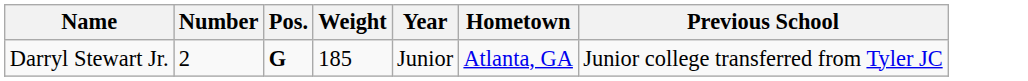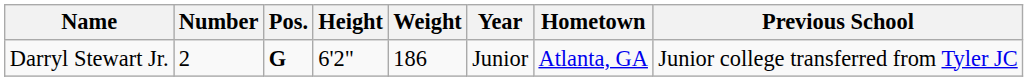+ column: (351, 22)
(335, 57) 185 -> (410, 57) 186
